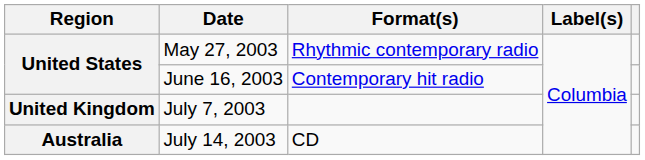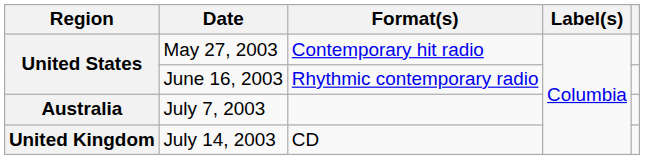(415, 49) Rhythmic contemporary radio -> (388, 49) Contemporary hit radio
(388, 79) Contemporary hit radio -> (415, 79) Rhythmic contemporary radio
(82, 109) United Kingdom -> (82, 109) Australia
(82, 139) Australia -> (82, 139) United Kingdom
